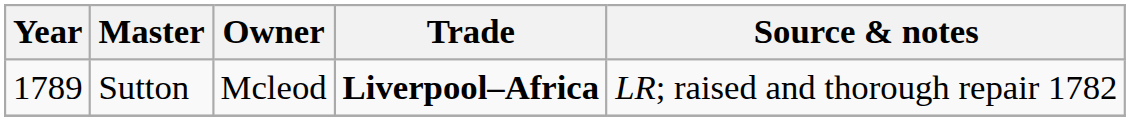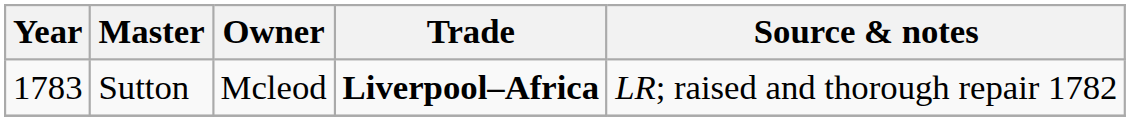(48, 87) 1789 -> (48, 87) 1783
